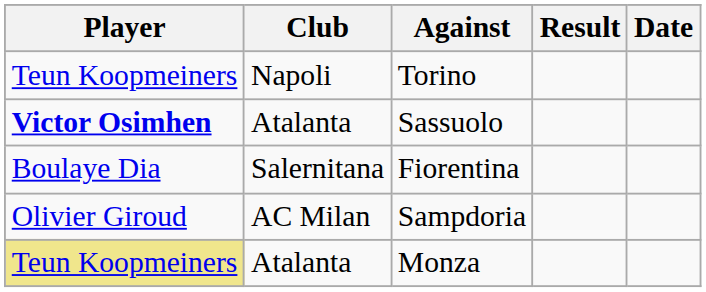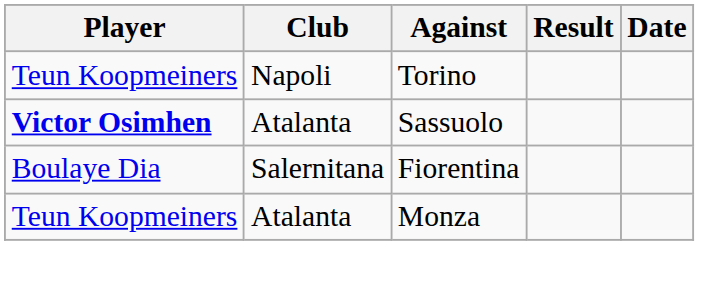- row: (462, 215)
(125, 262) khaki background -> (125, 215) no background
